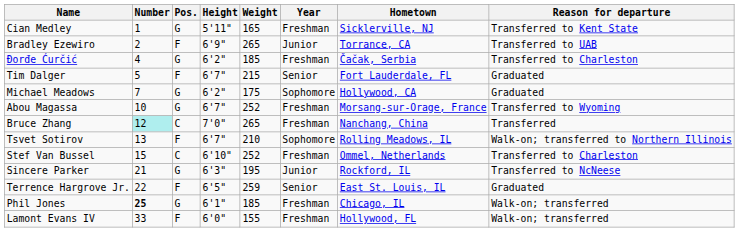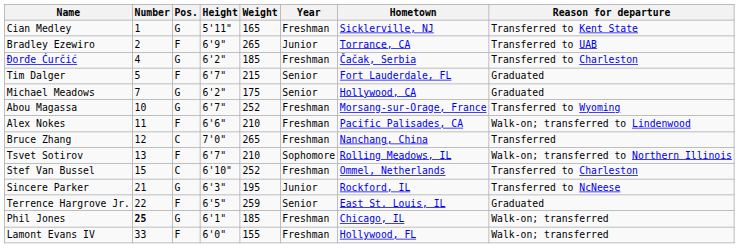(309, 92) Sophomore -> (300, 92) Senior
+ row: (36, 124)
(140, 124) paleturquoise background -> (140, 139) no background
